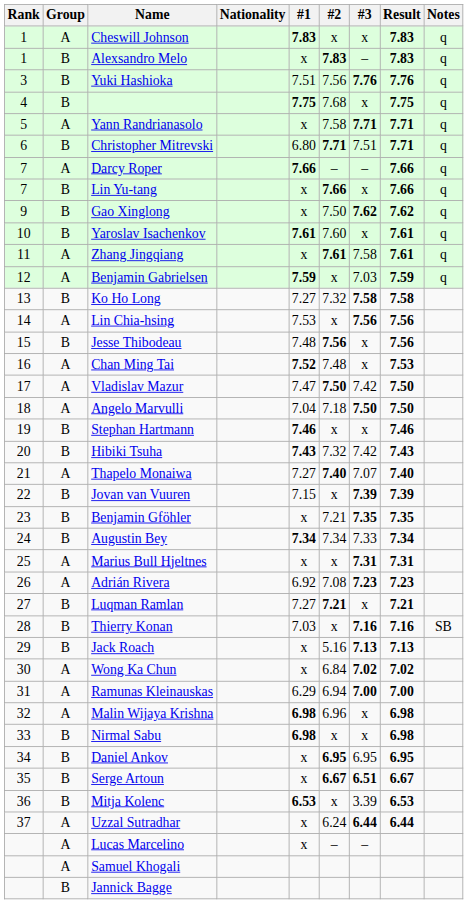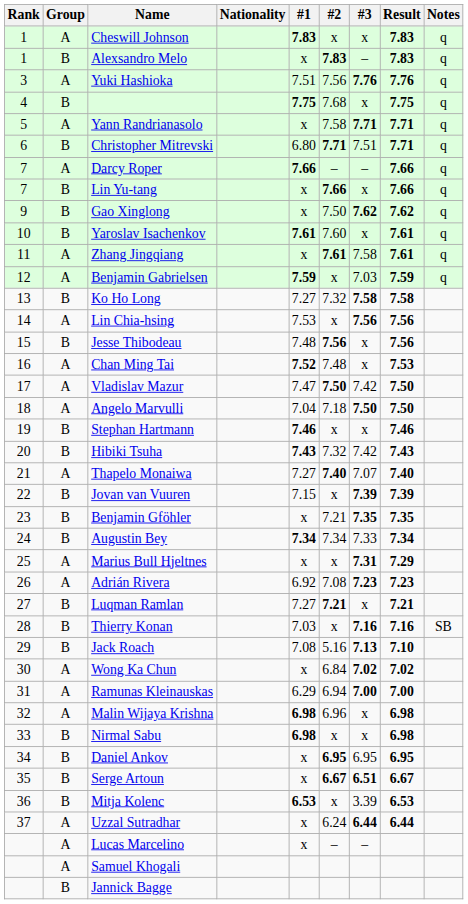(65, 80) B -> (65, 80) A
(402, 560) 7.31 -> (402, 560) 7.29
(304, 648) x -> (304, 648) 7.08
(402, 648) 7.13 -> (402, 648) 7.10
